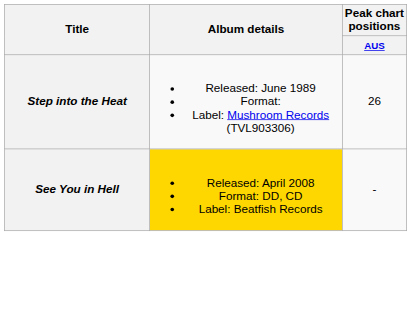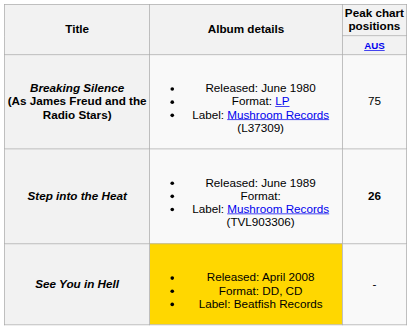+ row: (77, 101)
(374, 101) normal -> (374, 196) bold
